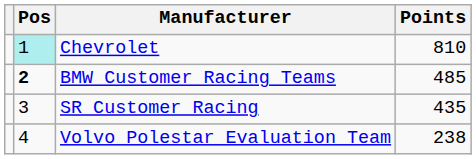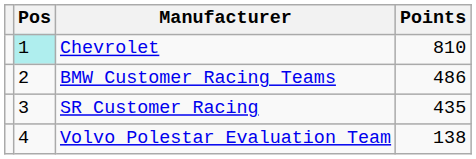(24, 79) bold -> (24, 79) normal
(450, 79) 485 -> (450, 79) 486
(450, 139) 238 -> (450, 139) 138
